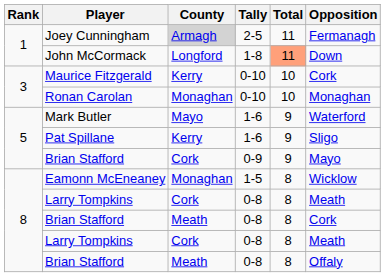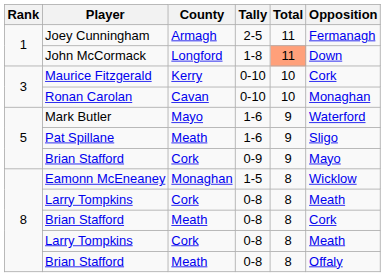(194, 35) lightgrey background -> (194, 35) no background
(202, 96) Monaghan -> (190, 96) Cavan
(187, 138) Kerry -> (189, 138) Meath
